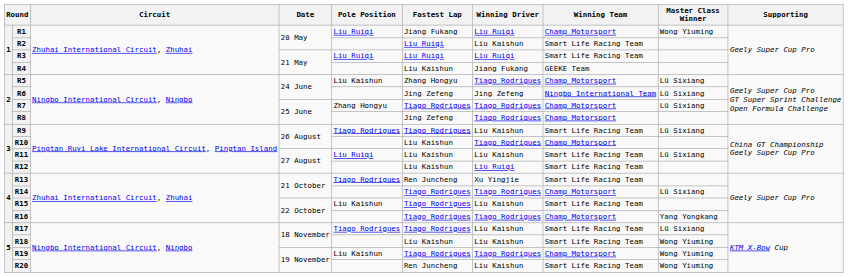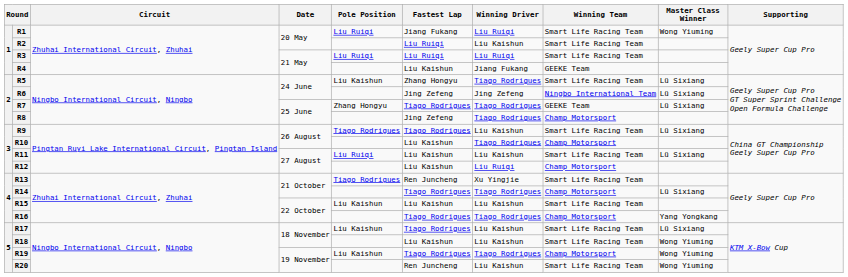(580, 32) Champ Motorsport -> (594, 32) Smart Life Racing Team
(580, 81) Champ Motorsport -> (594, 81) Smart Life Racing Team
(580, 106) Champ Motorsport -> (567, 106) GEEKE Team
(594, 167) Smart Life Racing Team -> (580, 167) Champ Motorsport
(437, 204) Tiago Rodrigues -> (428, 204) Liu Kaishun
(367, 229) Tiago Rodrigues -> (358, 229) Liu Kaishun
